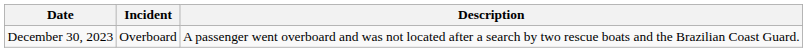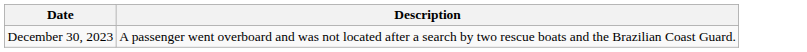- column: (148, 15)
